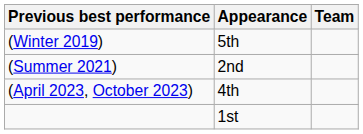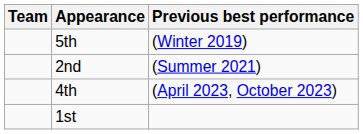columns swapped: (334, 16) <-> (109, 16)
